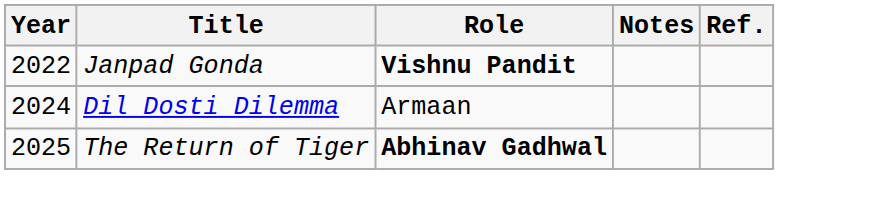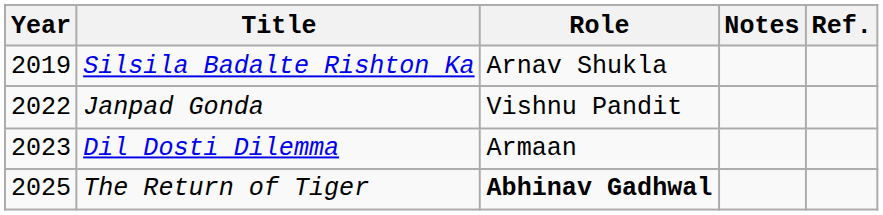+ row: (279, 66)
(479, 66) bold -> (584, 107) normal
(41, 107) 2024 -> (41, 148) 2023
